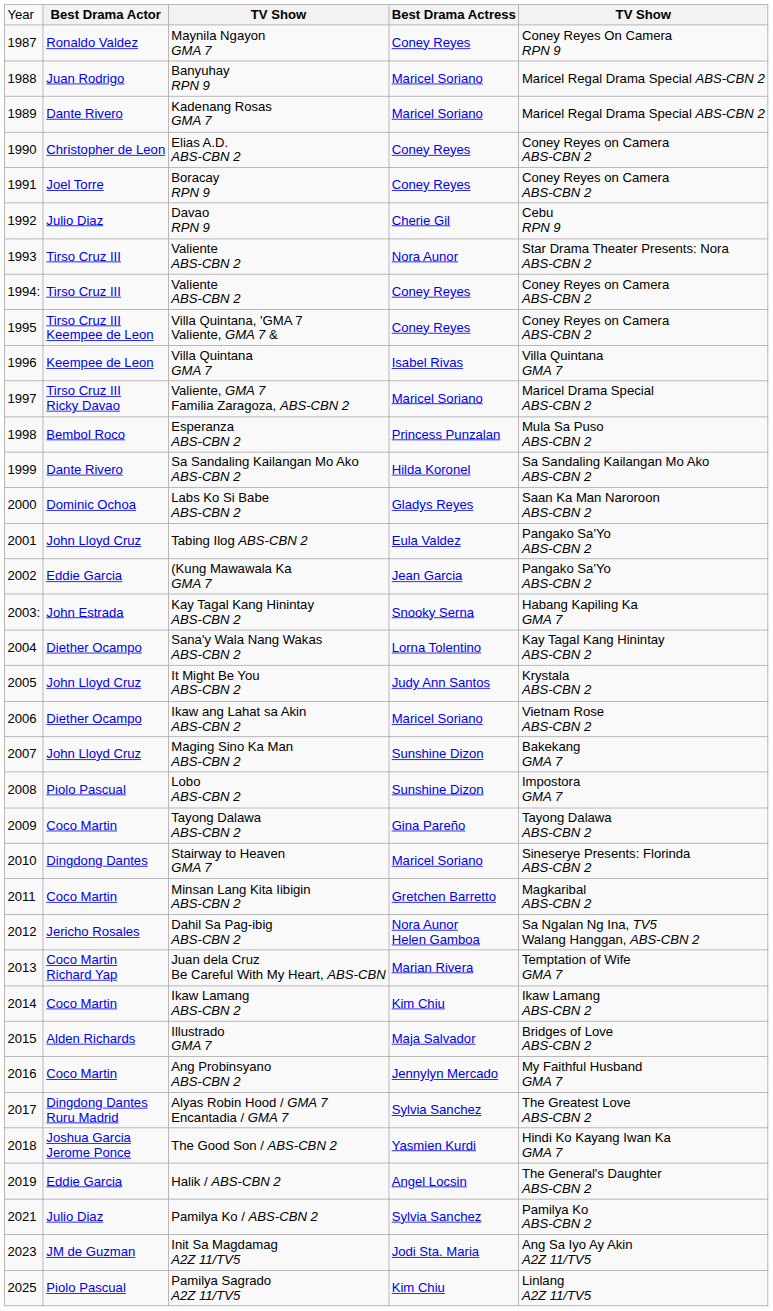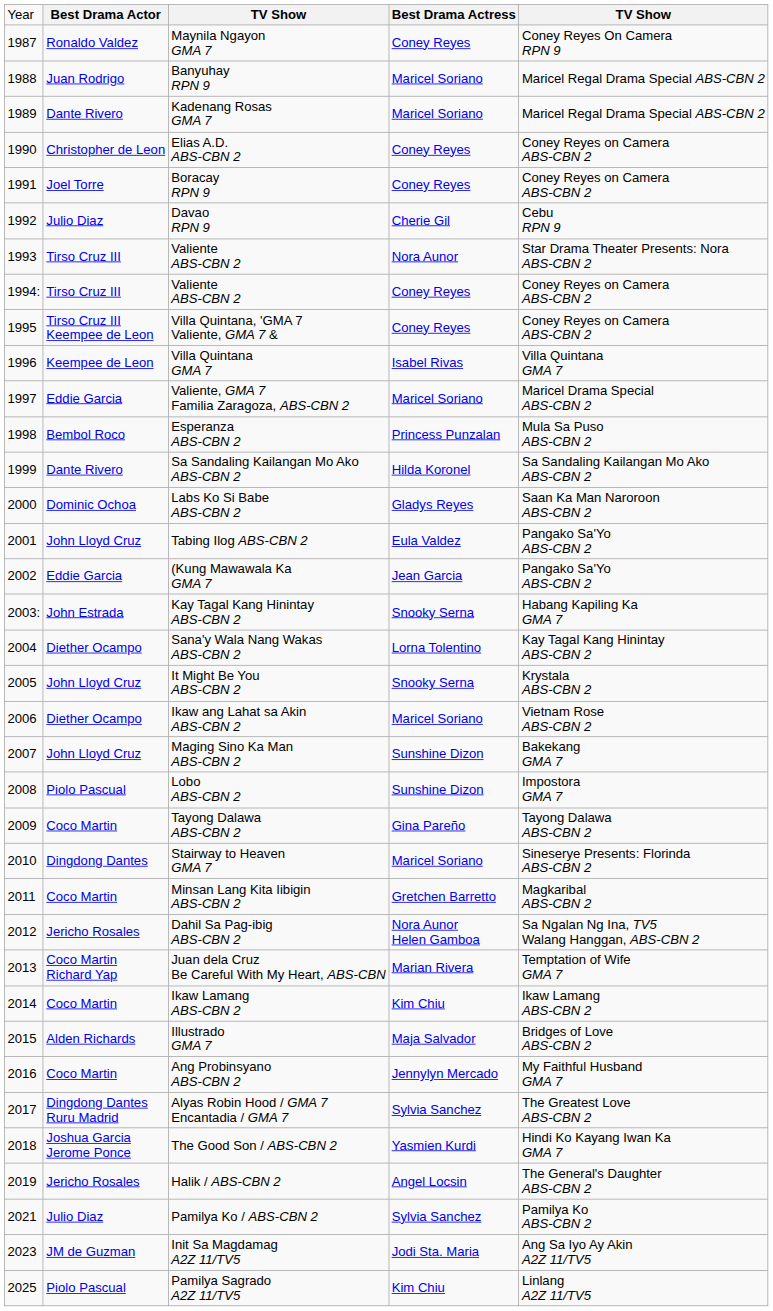(84, 398) Tirso Cruz III Ricky Davao -> (84, 398) Eddie Garcia
(441, 683) Judy Ann Santos -> (433, 683) Snooky Serna
(84, 1181) Eddie Garcia -> (93, 1181) Jericho Rosales
